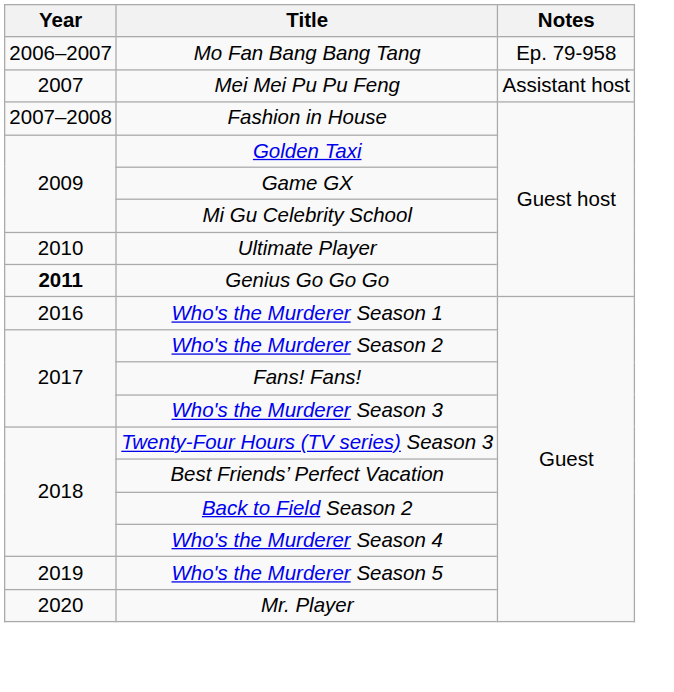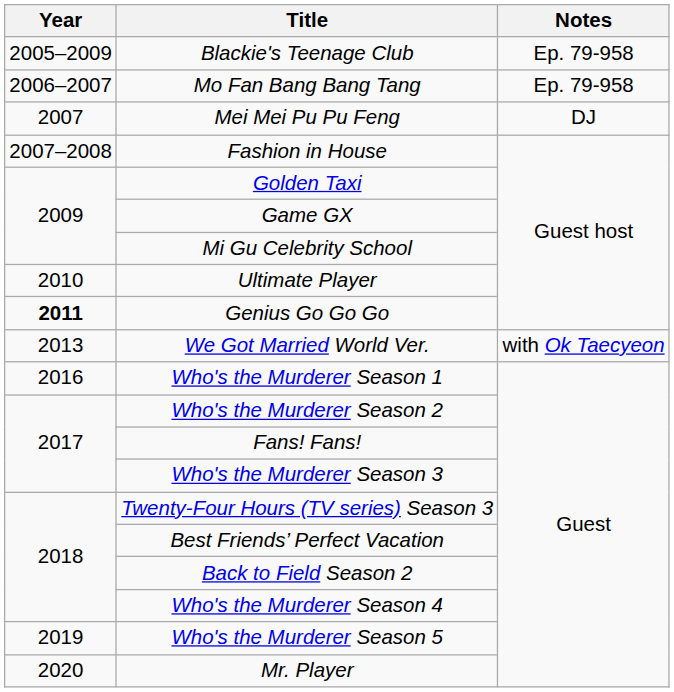+ row: (307, 53)
(566, 85) Assistant host -> (584, 118) DJ
+ row: (307, 345)
